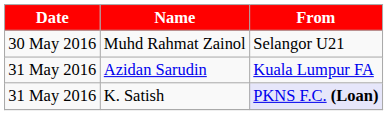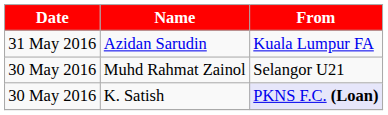rows swapped: (175, 43) <-> (155, 69)
(52, 95) 31 May 2016 -> (52, 95) 30 May 2016
